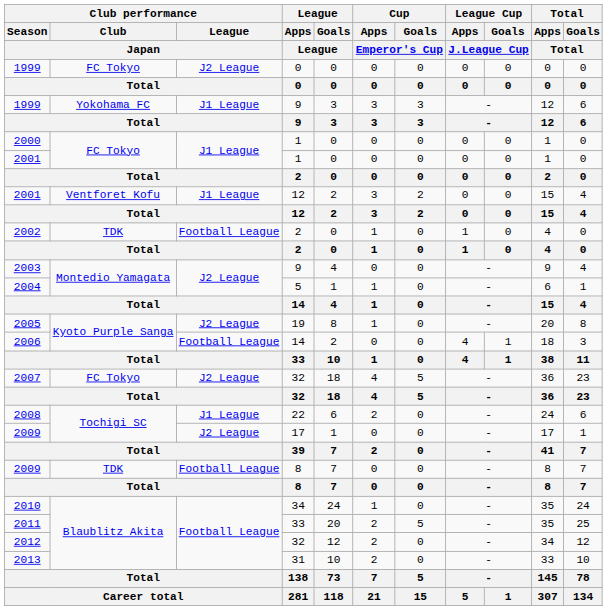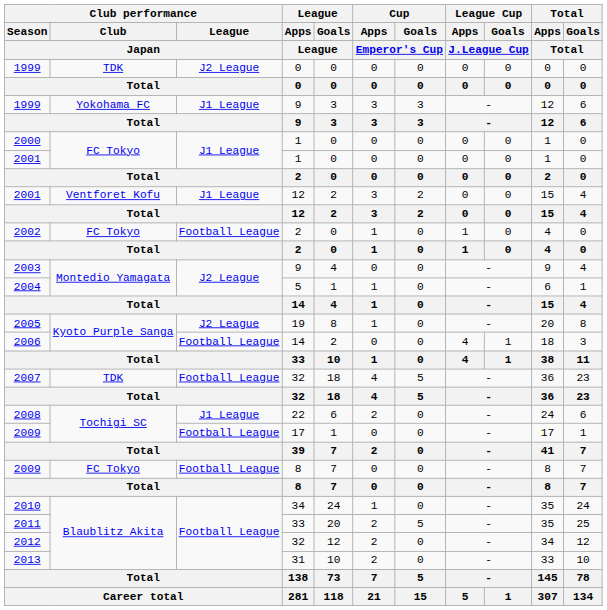(113, 68) FC Tokyo -> (113, 68) TDK
(113, 232) TDK -> (113, 232) FC Tokyo
(113, 378) FC Tokyo -> (113, 378) TDK
(229, 378) J2 League -> (229, 378) Football League
(229, 433) J2 League -> (229, 433) Football League
(113, 469) TDK -> (113, 469) FC Tokyo
